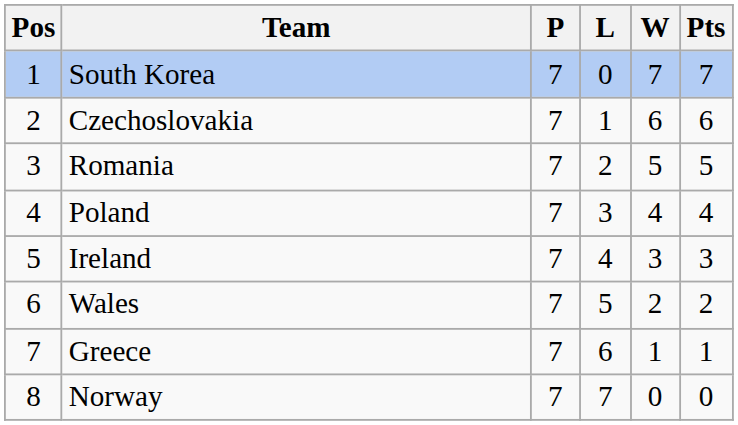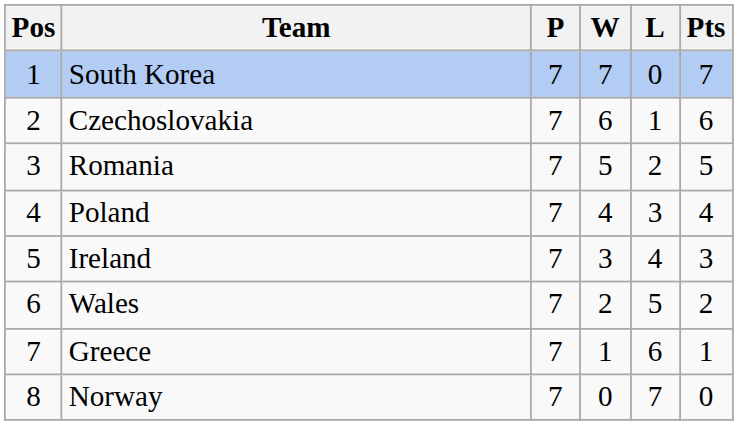columns swapped: (655, 27) <-> (605, 27)
